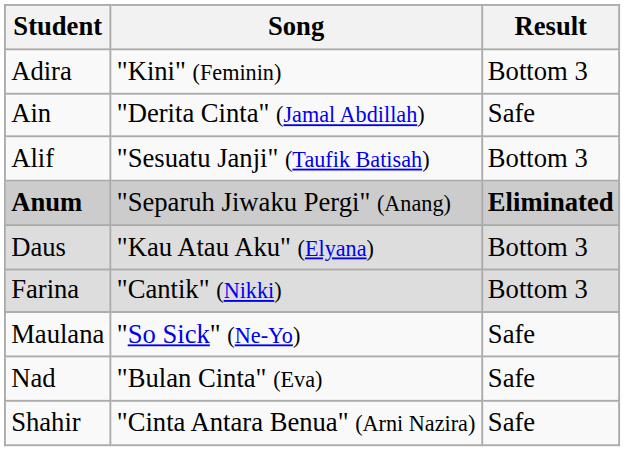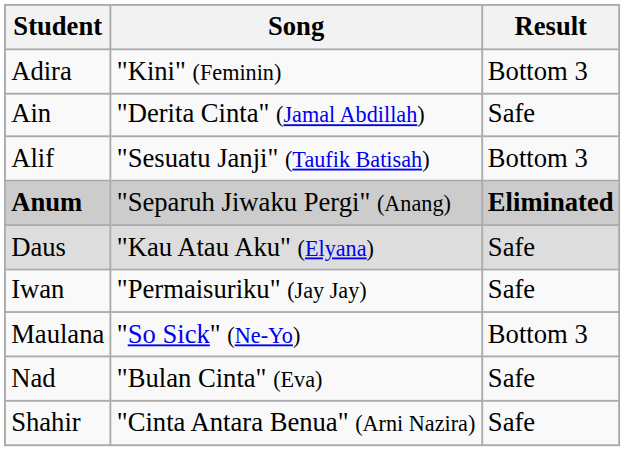(538, 246) Bottom 3 -> (512, 246) Safe
- row: (45, 290)
+ row: (38, 290)
(512, 334) Safe -> (538, 334) Bottom 3
